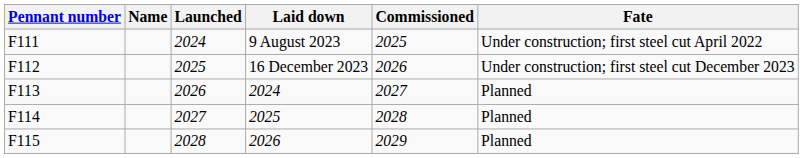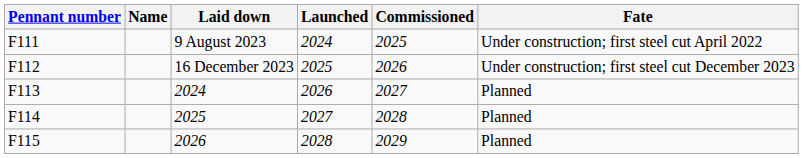columns swapped: (309, 16) <-> (208, 16)
